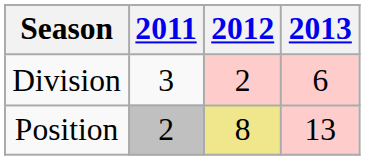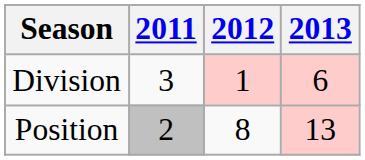(243, 79) 2 -> (243, 79) 1
(243, 129) khaki background -> (243, 129) no background
